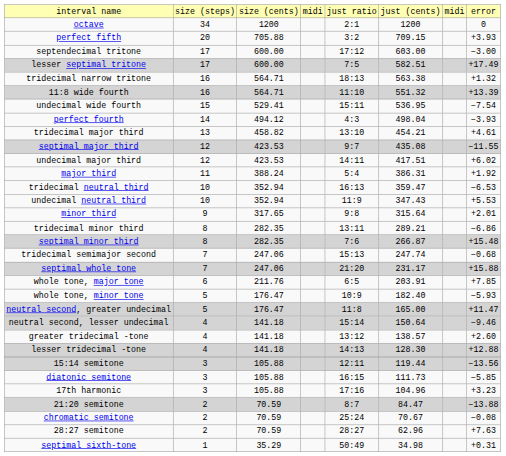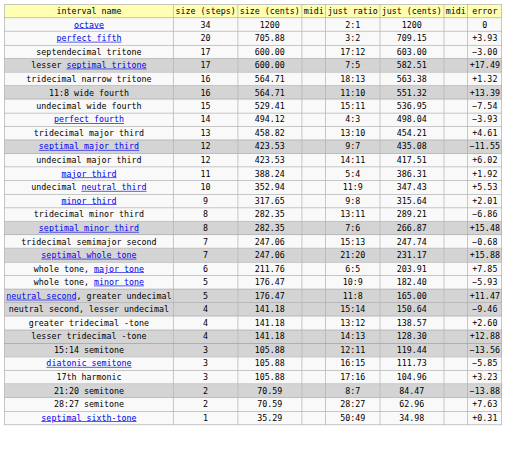- row: (89, 187)
- row: (89, 418)
